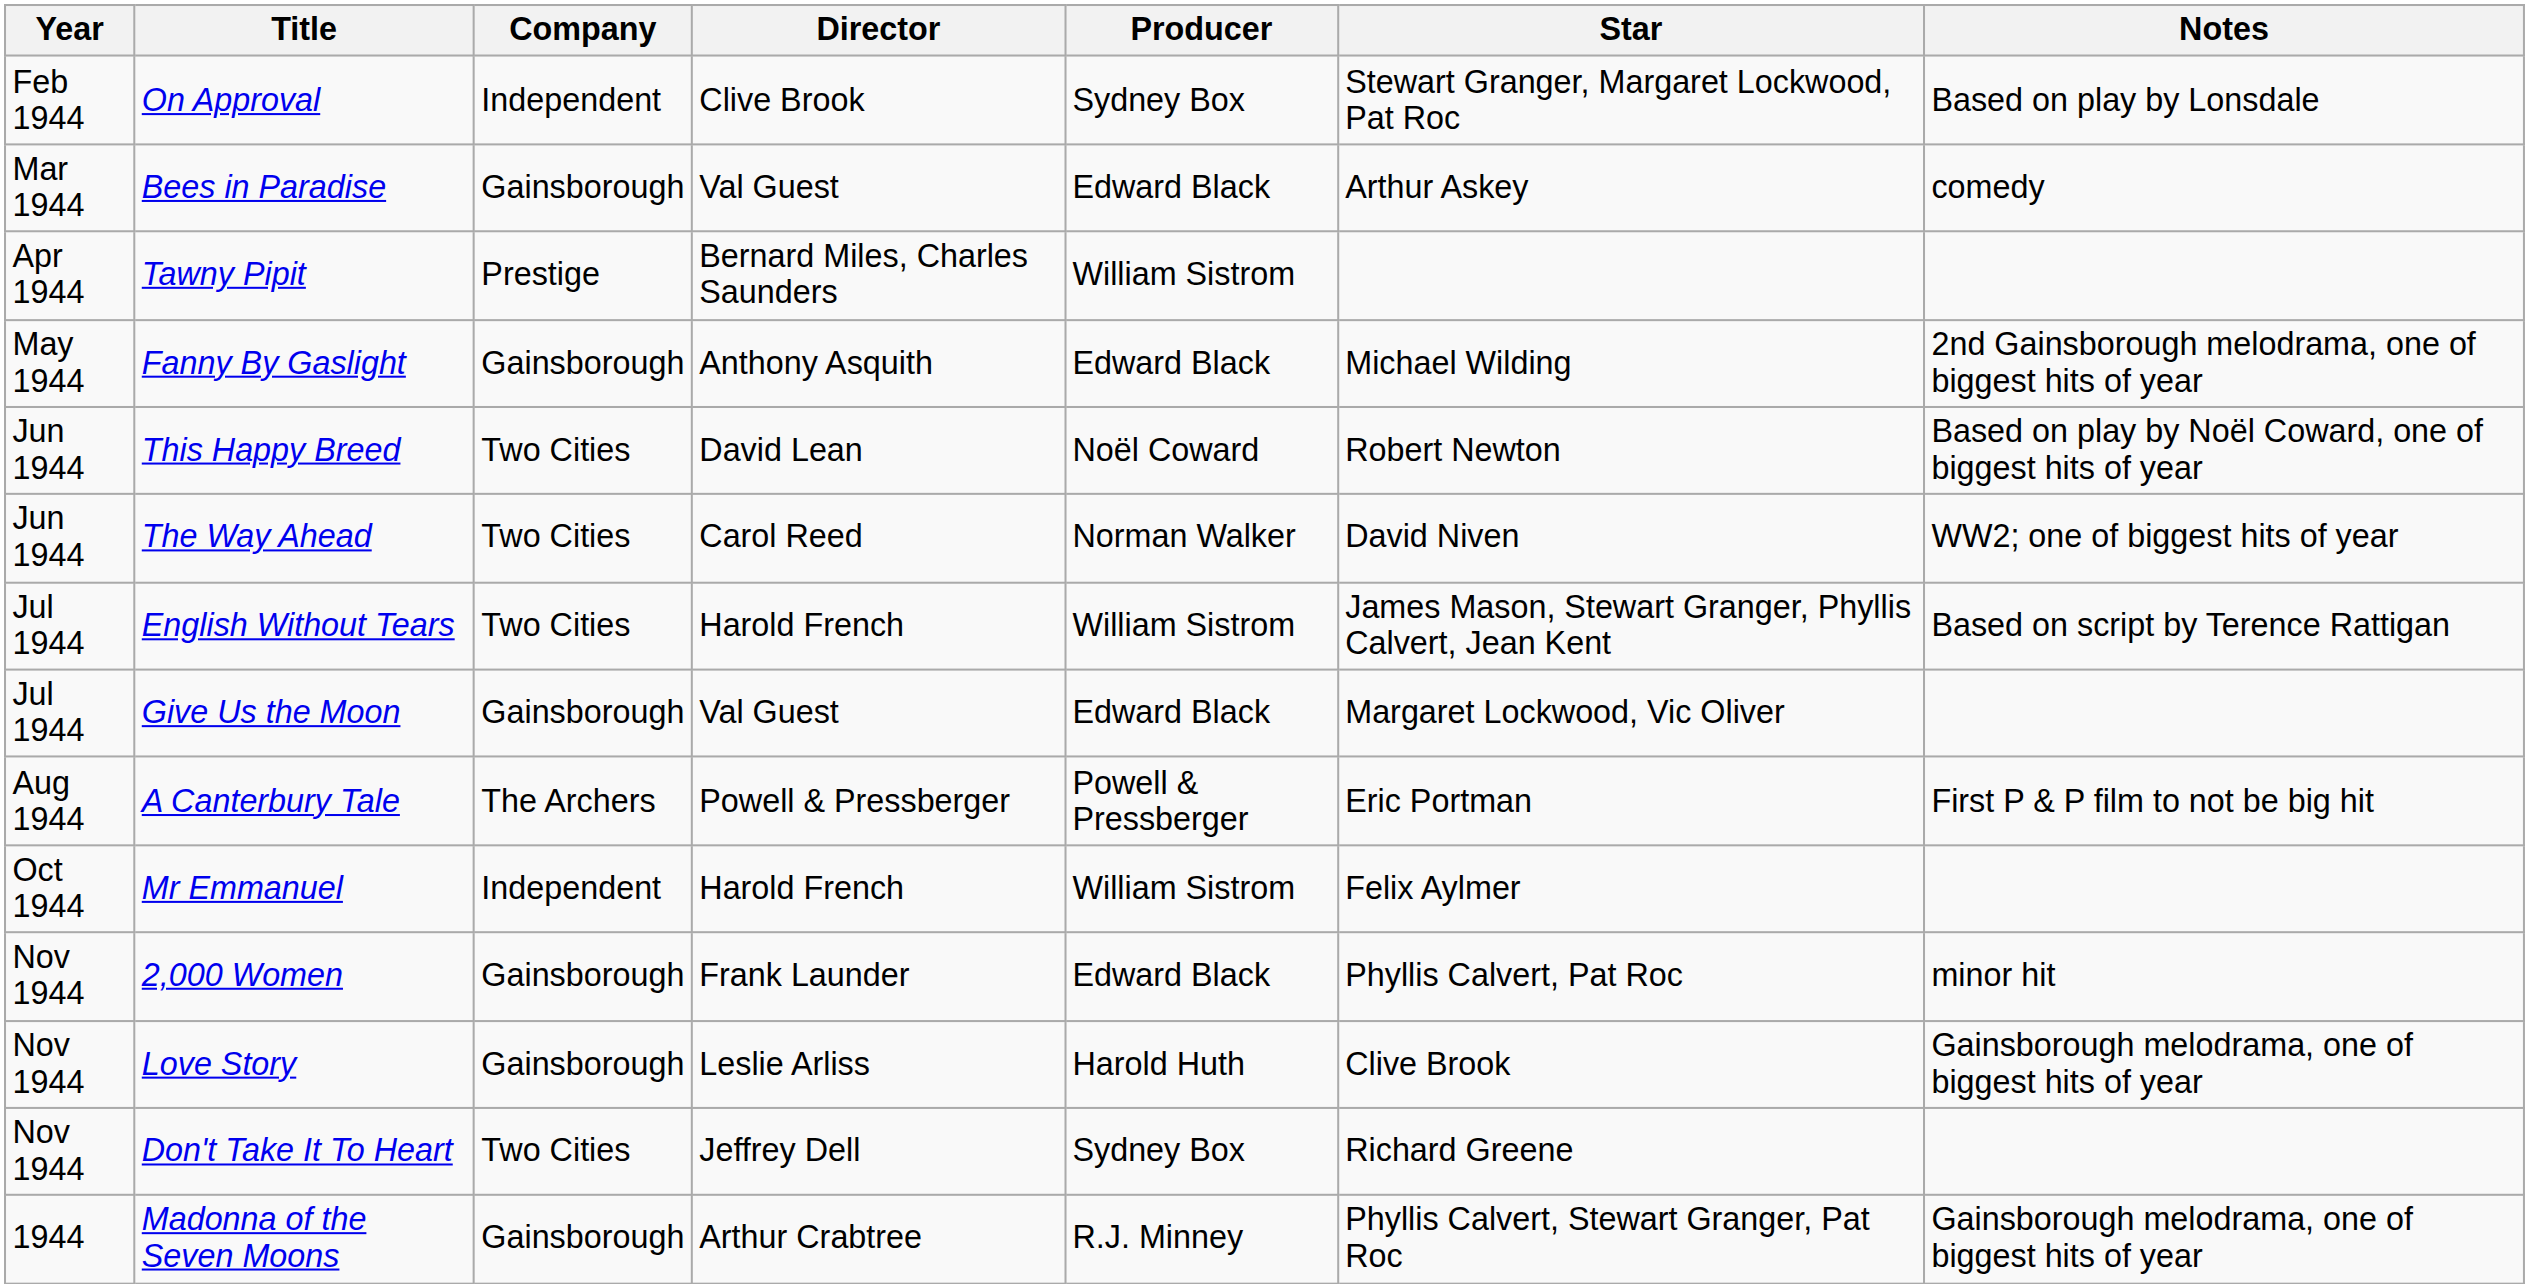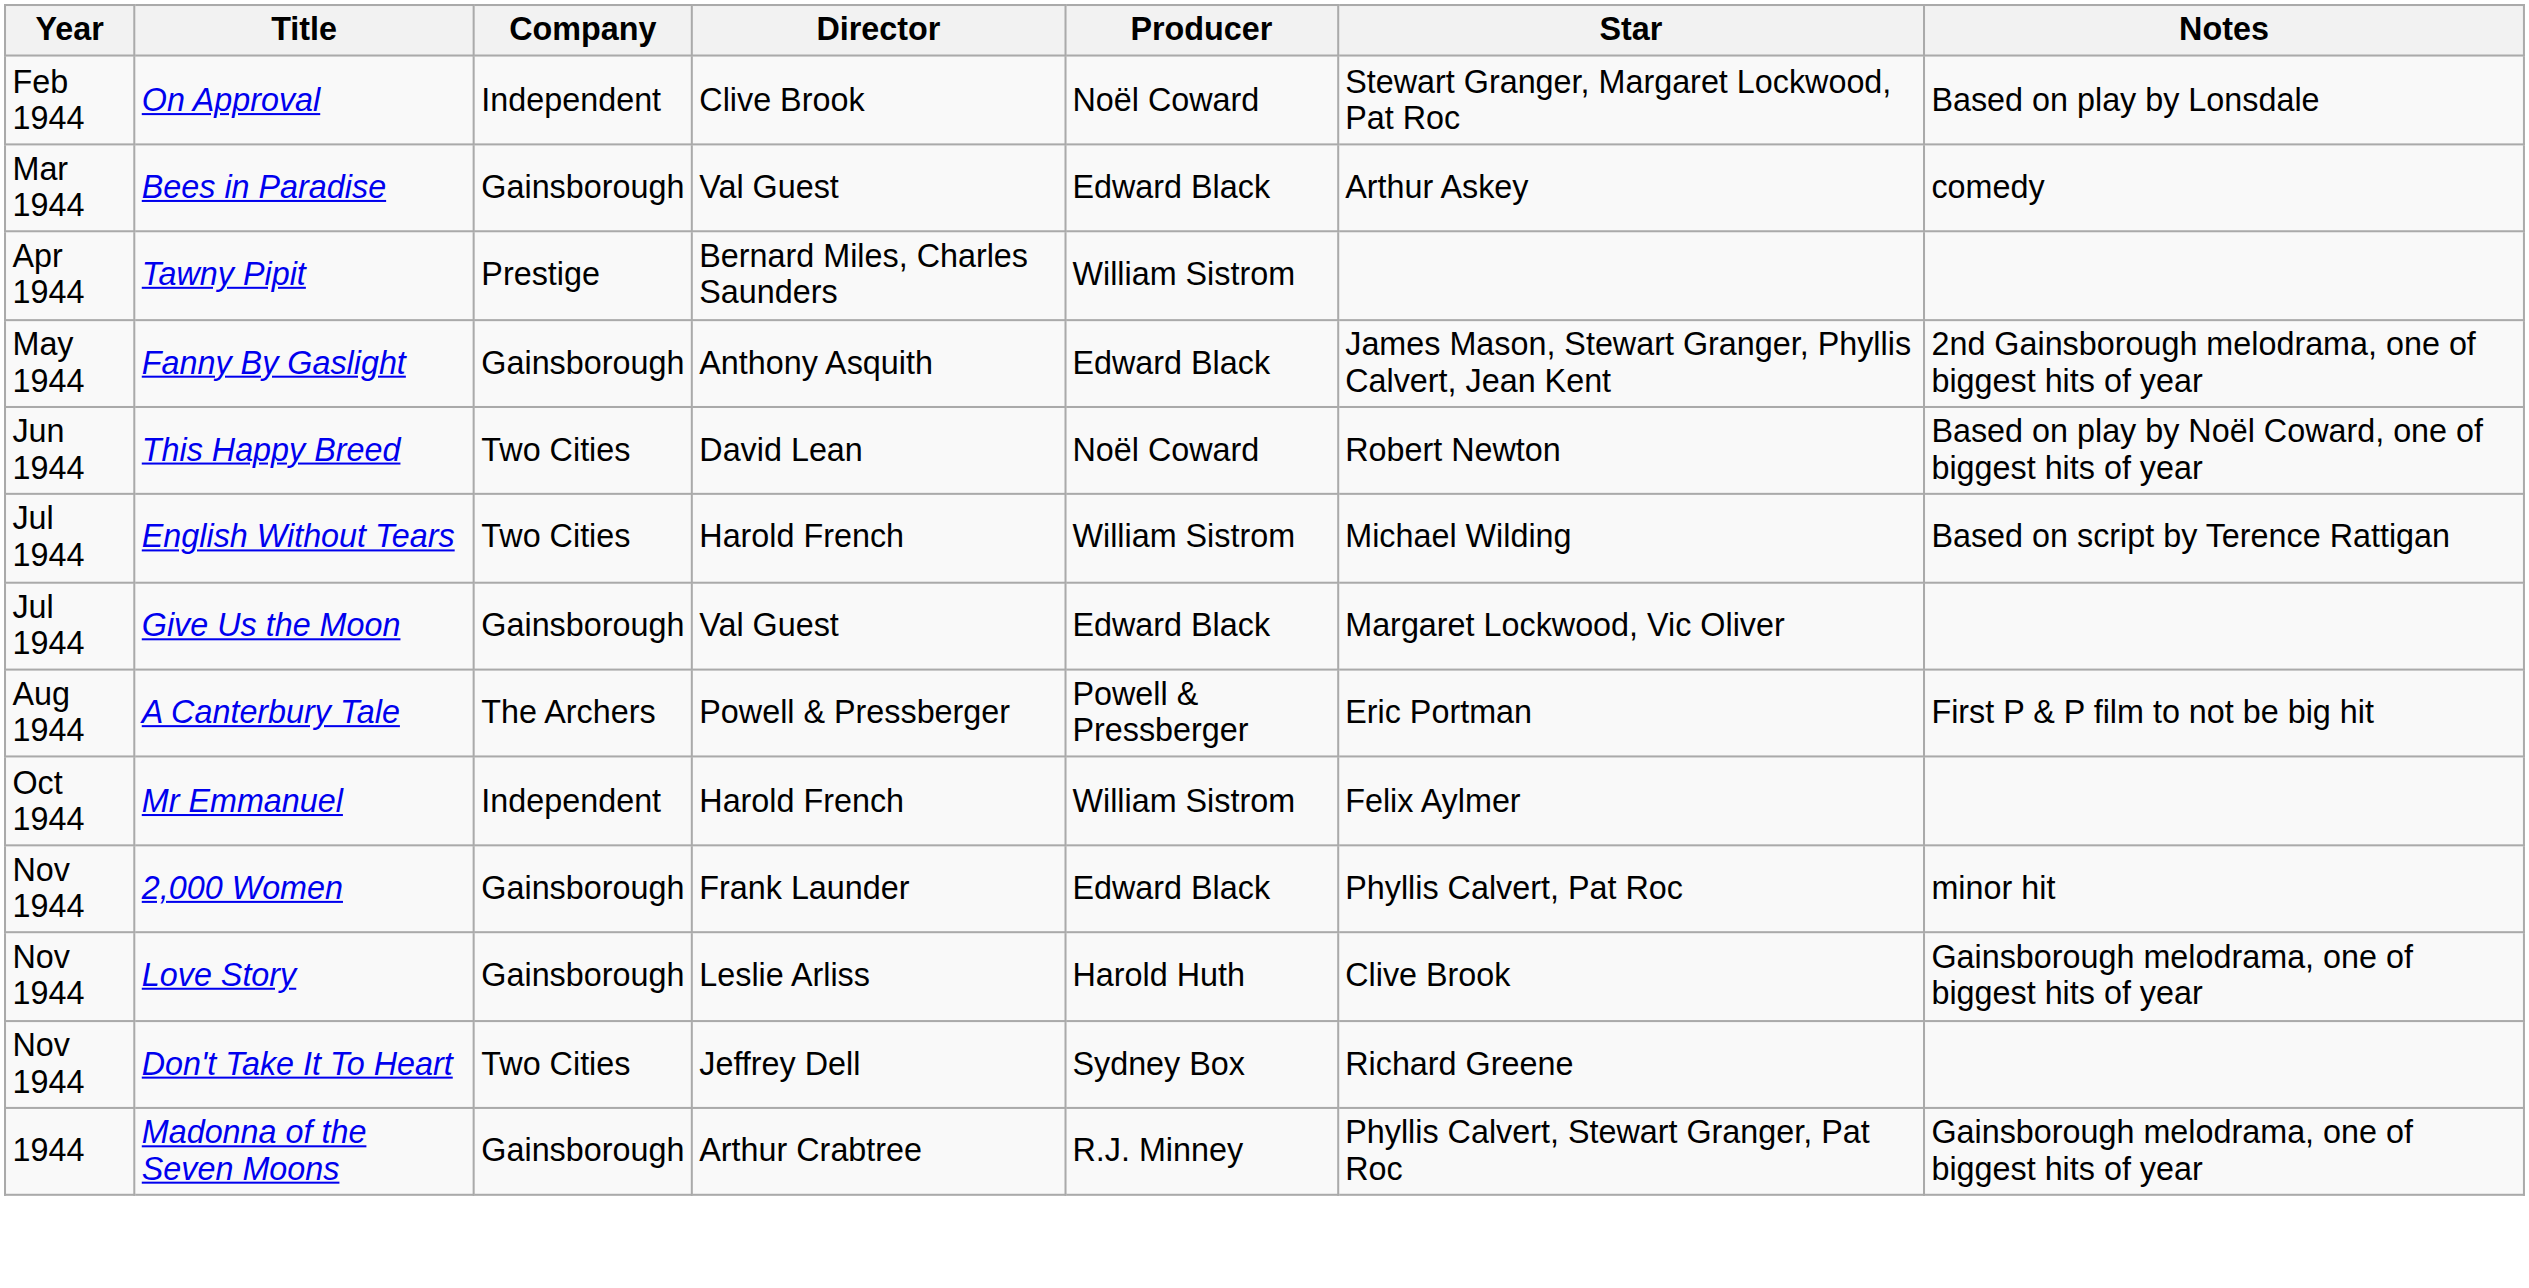(1159, 99) Sydney Box -> (1166, 99) Noël Coward
(1458, 362) Michael Wilding -> (1628, 362) James Mason, Stewart Granger, Phyllis Calvert, Jean Kent
- row: (257, 537)
(1628, 625) James Mason, Stewart Granger, Phyllis Calvert, Jean Kent -> (1458, 537) Michael Wilding
